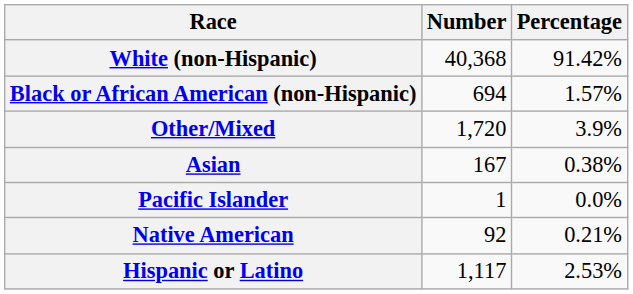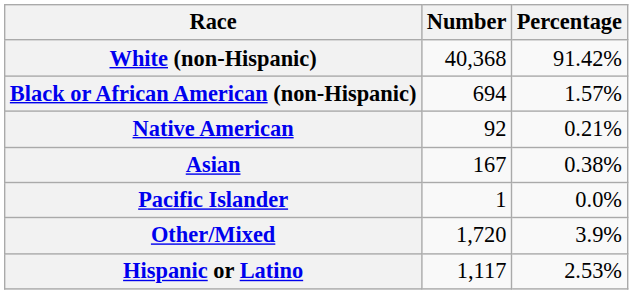rows swapped: (213, 235) <-> (213, 128)
